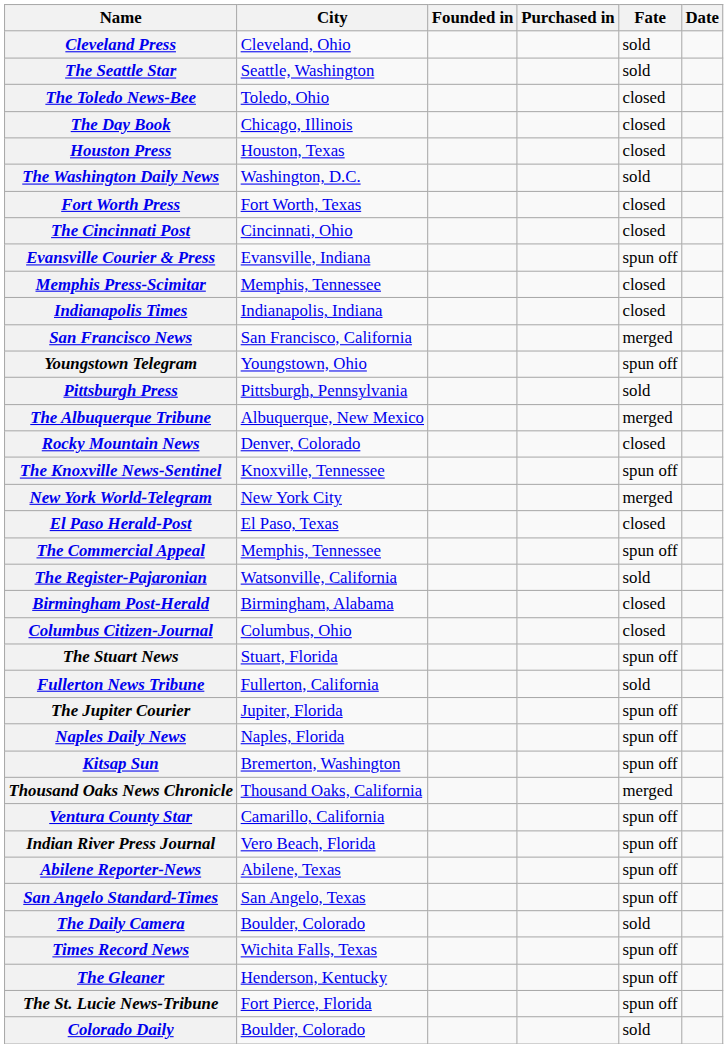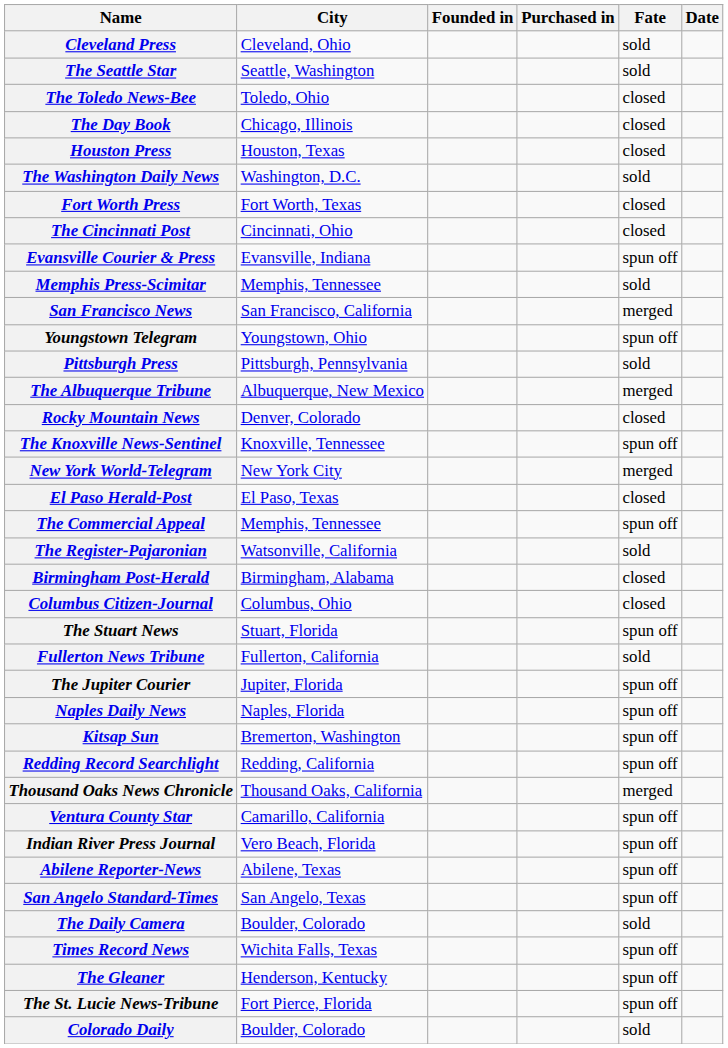(644, 284) closed -> (636, 284) sold
- row: (121, 310)
+ row: (121, 763)
